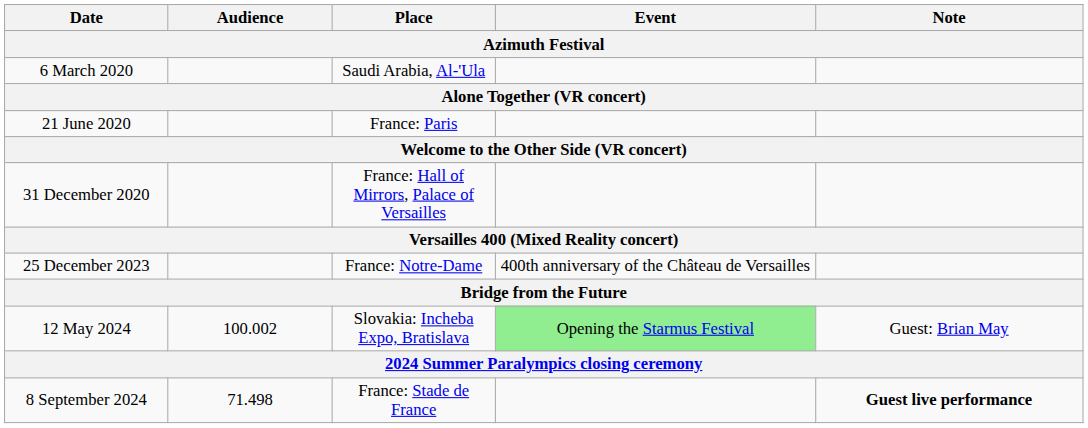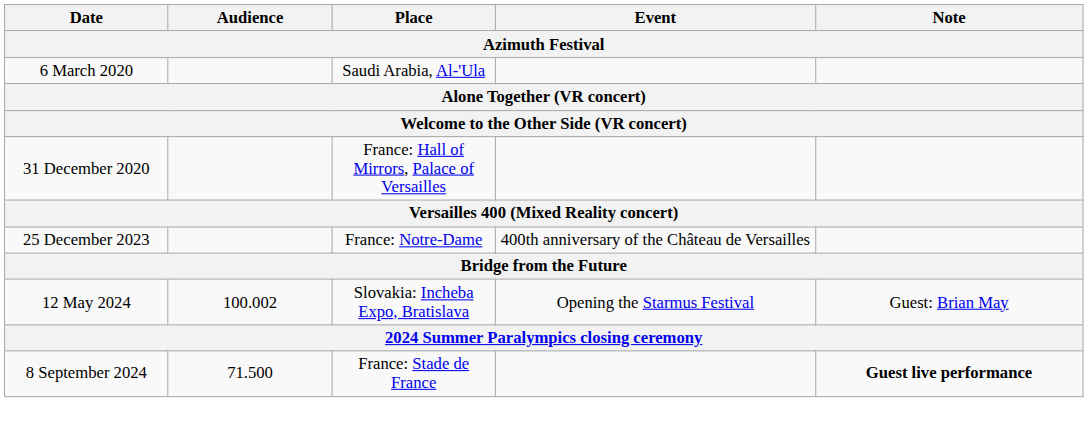- row: (86, 123)
(655, 328) lightgreen background -> (655, 302) no background
(250, 399) 71.498 -> (250, 373) 71.500
